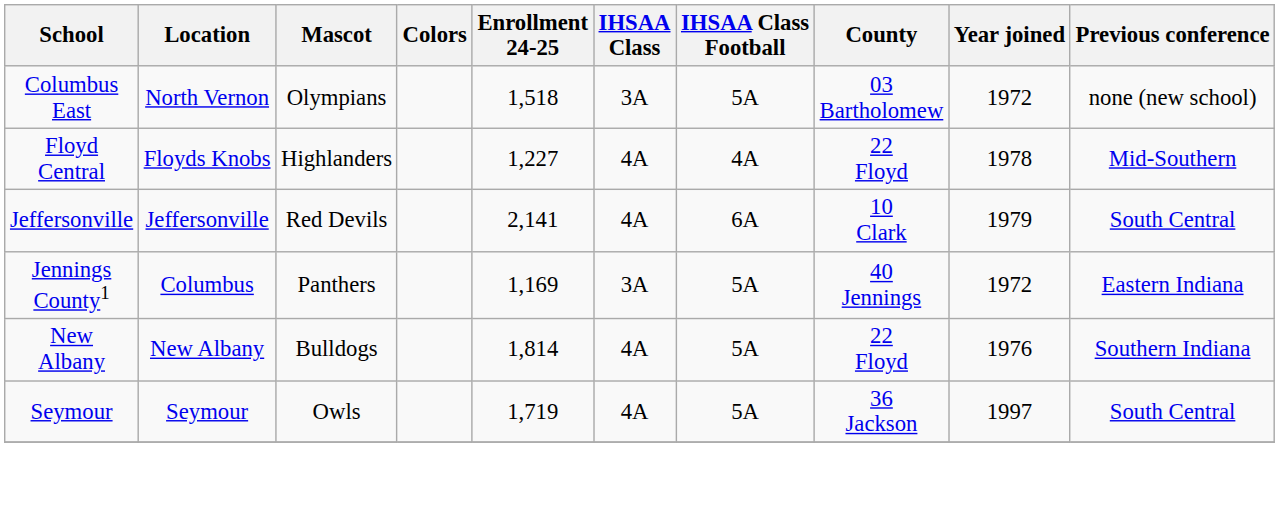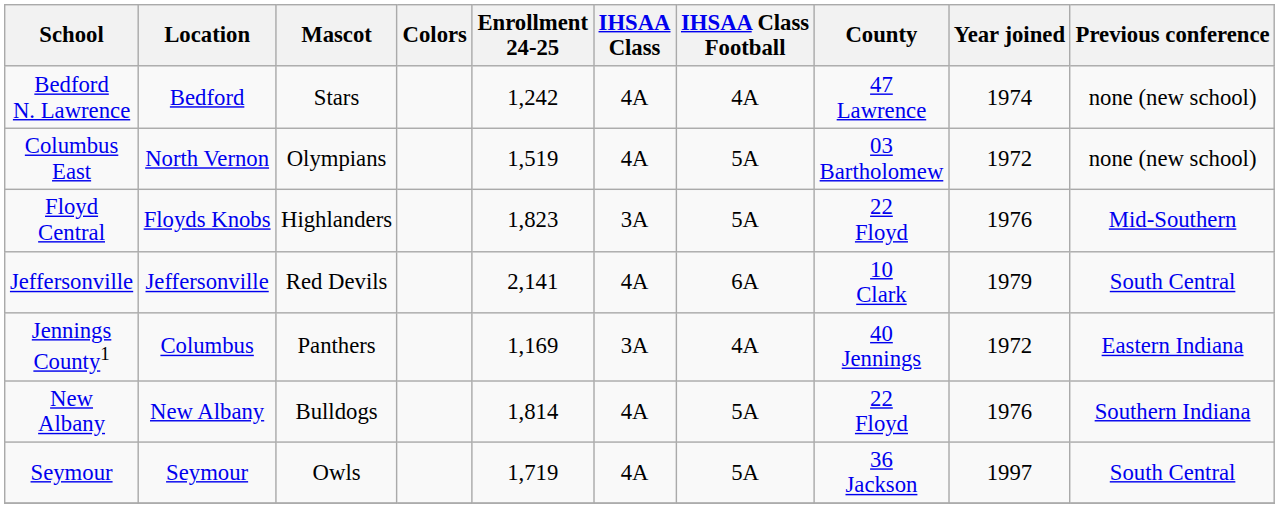+ row: (72, 96)
(533, 96) 1,518 -> (533, 158) 1,519
(635, 96) 3A -> (635, 158) 4A
(533, 158) 1,227 -> (533, 220) 1,823
(635, 158) 4A -> (635, 220) 3A
(745, 158) 4A -> (745, 220) 5A
(1009, 158) 1978 -> (1009, 220) 1976
(745, 284) 5A -> (745, 346) 4A
